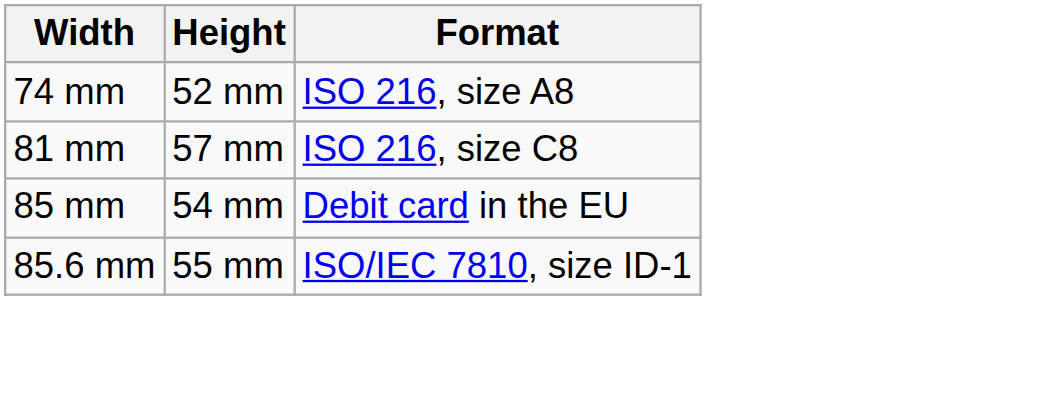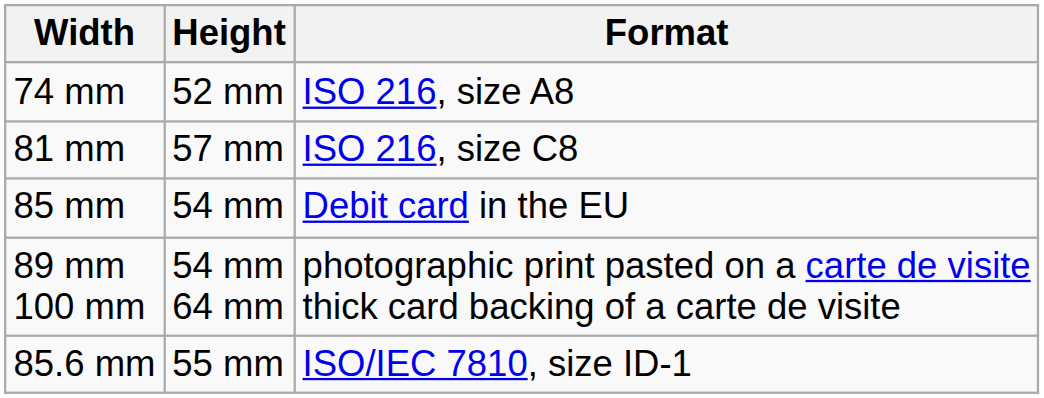+ row: (79, 285)
